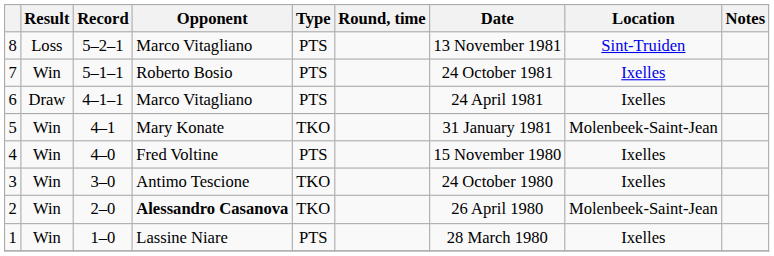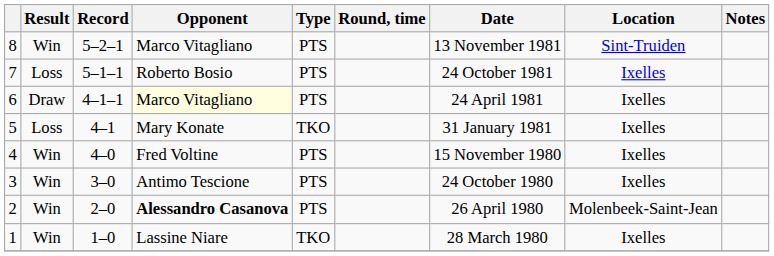(47, 45) Loss -> (47, 45) Win
(47, 72) Win -> (47, 72) Loss
(194, 100) no background -> (194, 100) lightyellow background
(47, 127) Win -> (47, 127) Loss
(643, 127) Molenbeek-Saint-Jean -> (643, 127) Ixelles
(313, 182) TKO -> (313, 182) PTS
(313, 209) TKO -> (313, 209) PTS
(313, 236) PTS -> (313, 236) TKO
